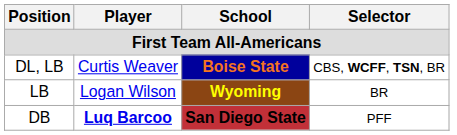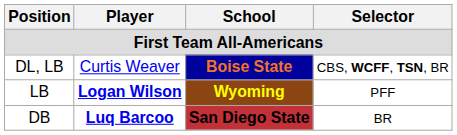(128, 92) normal -> (130, 92) bold
(379, 93) BR -> (383, 93) PFF
(379, 118) PFF -> (383, 118) BR
